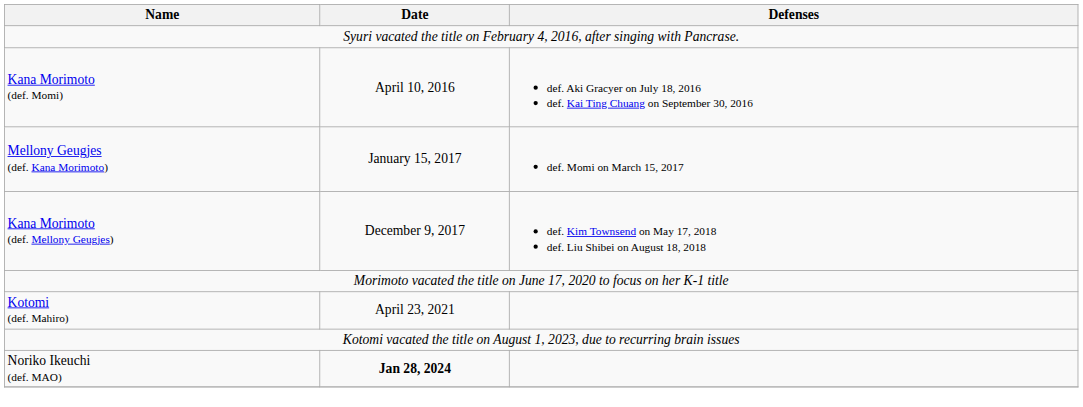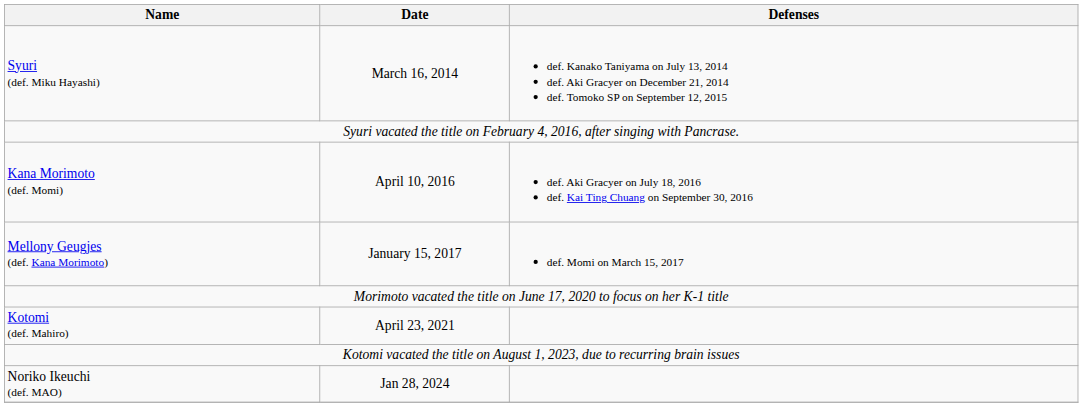+ row: (54, 73)
- row: (61, 230)
(415, 368) bold -> (415, 384) normal
